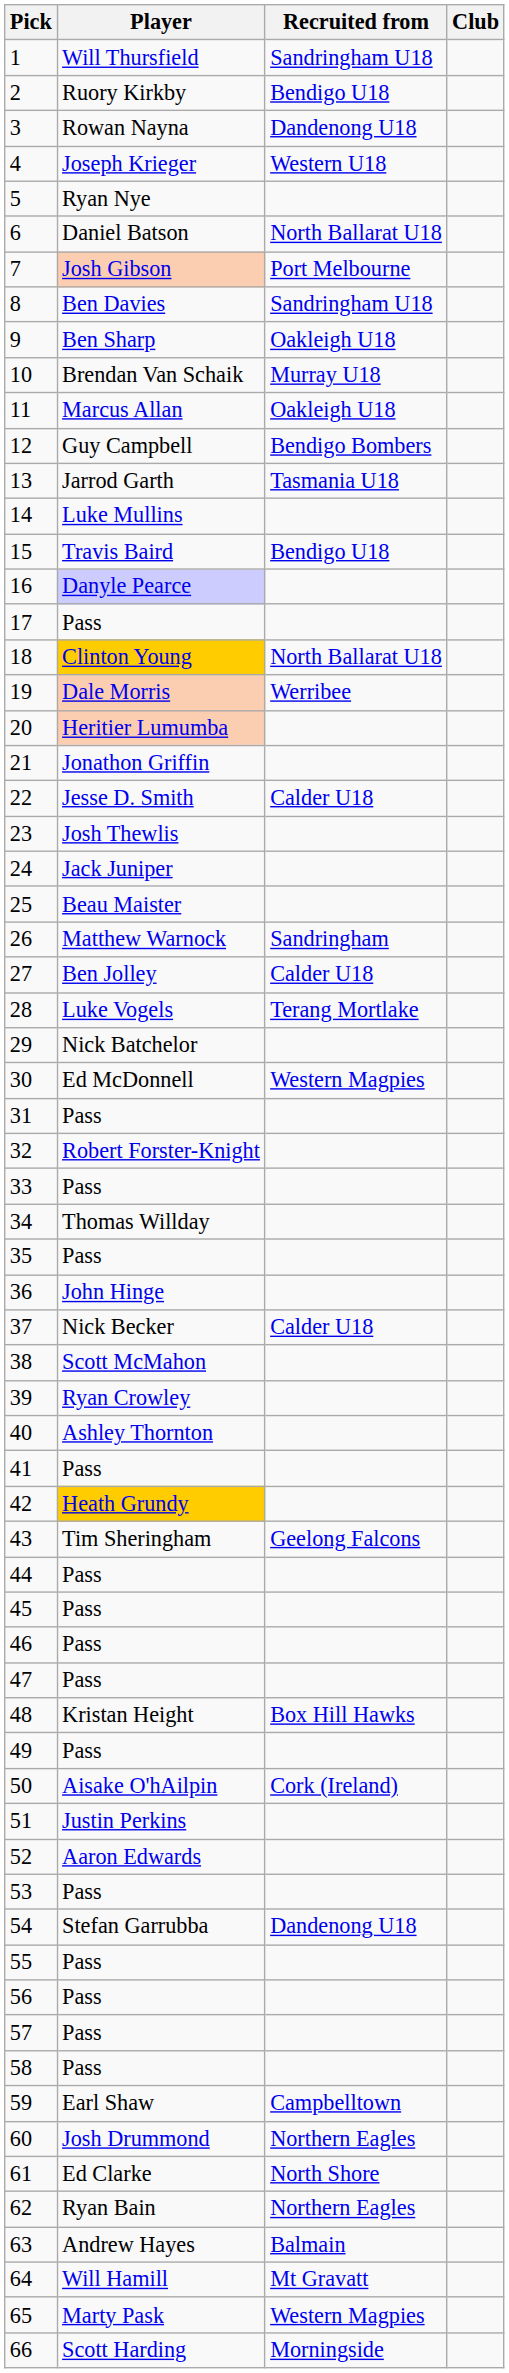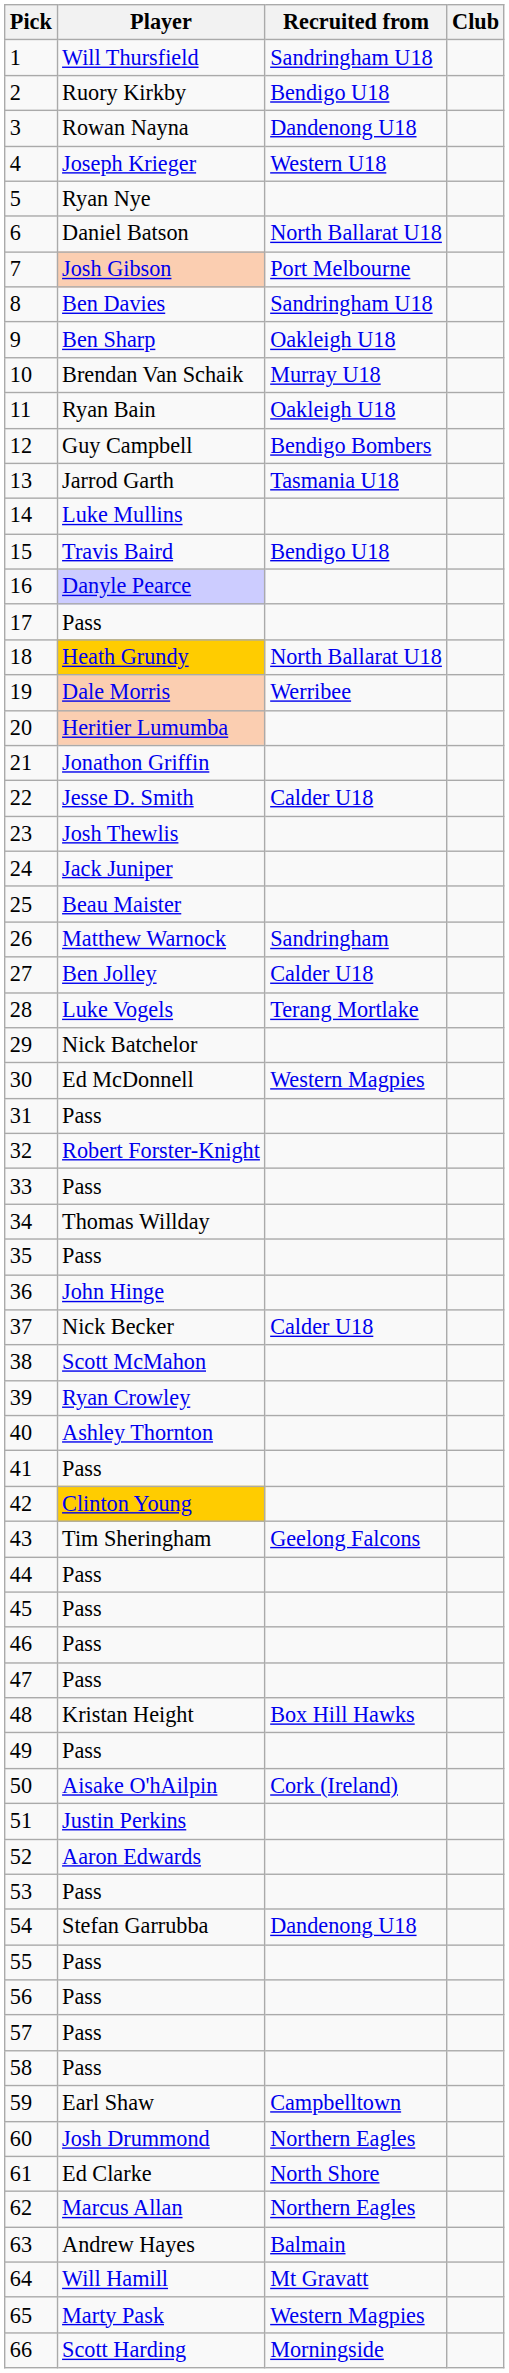(122, 410) Marcus Allan -> (109, 410) Ryan Bain
(127, 657) Clinton Young -> (125, 657) Heath Grundy
(125, 1503) Heath Grundy -> (127, 1503) Clinton Young
(109, 2208) Ryan Bain -> (122, 2208) Marcus Allan
